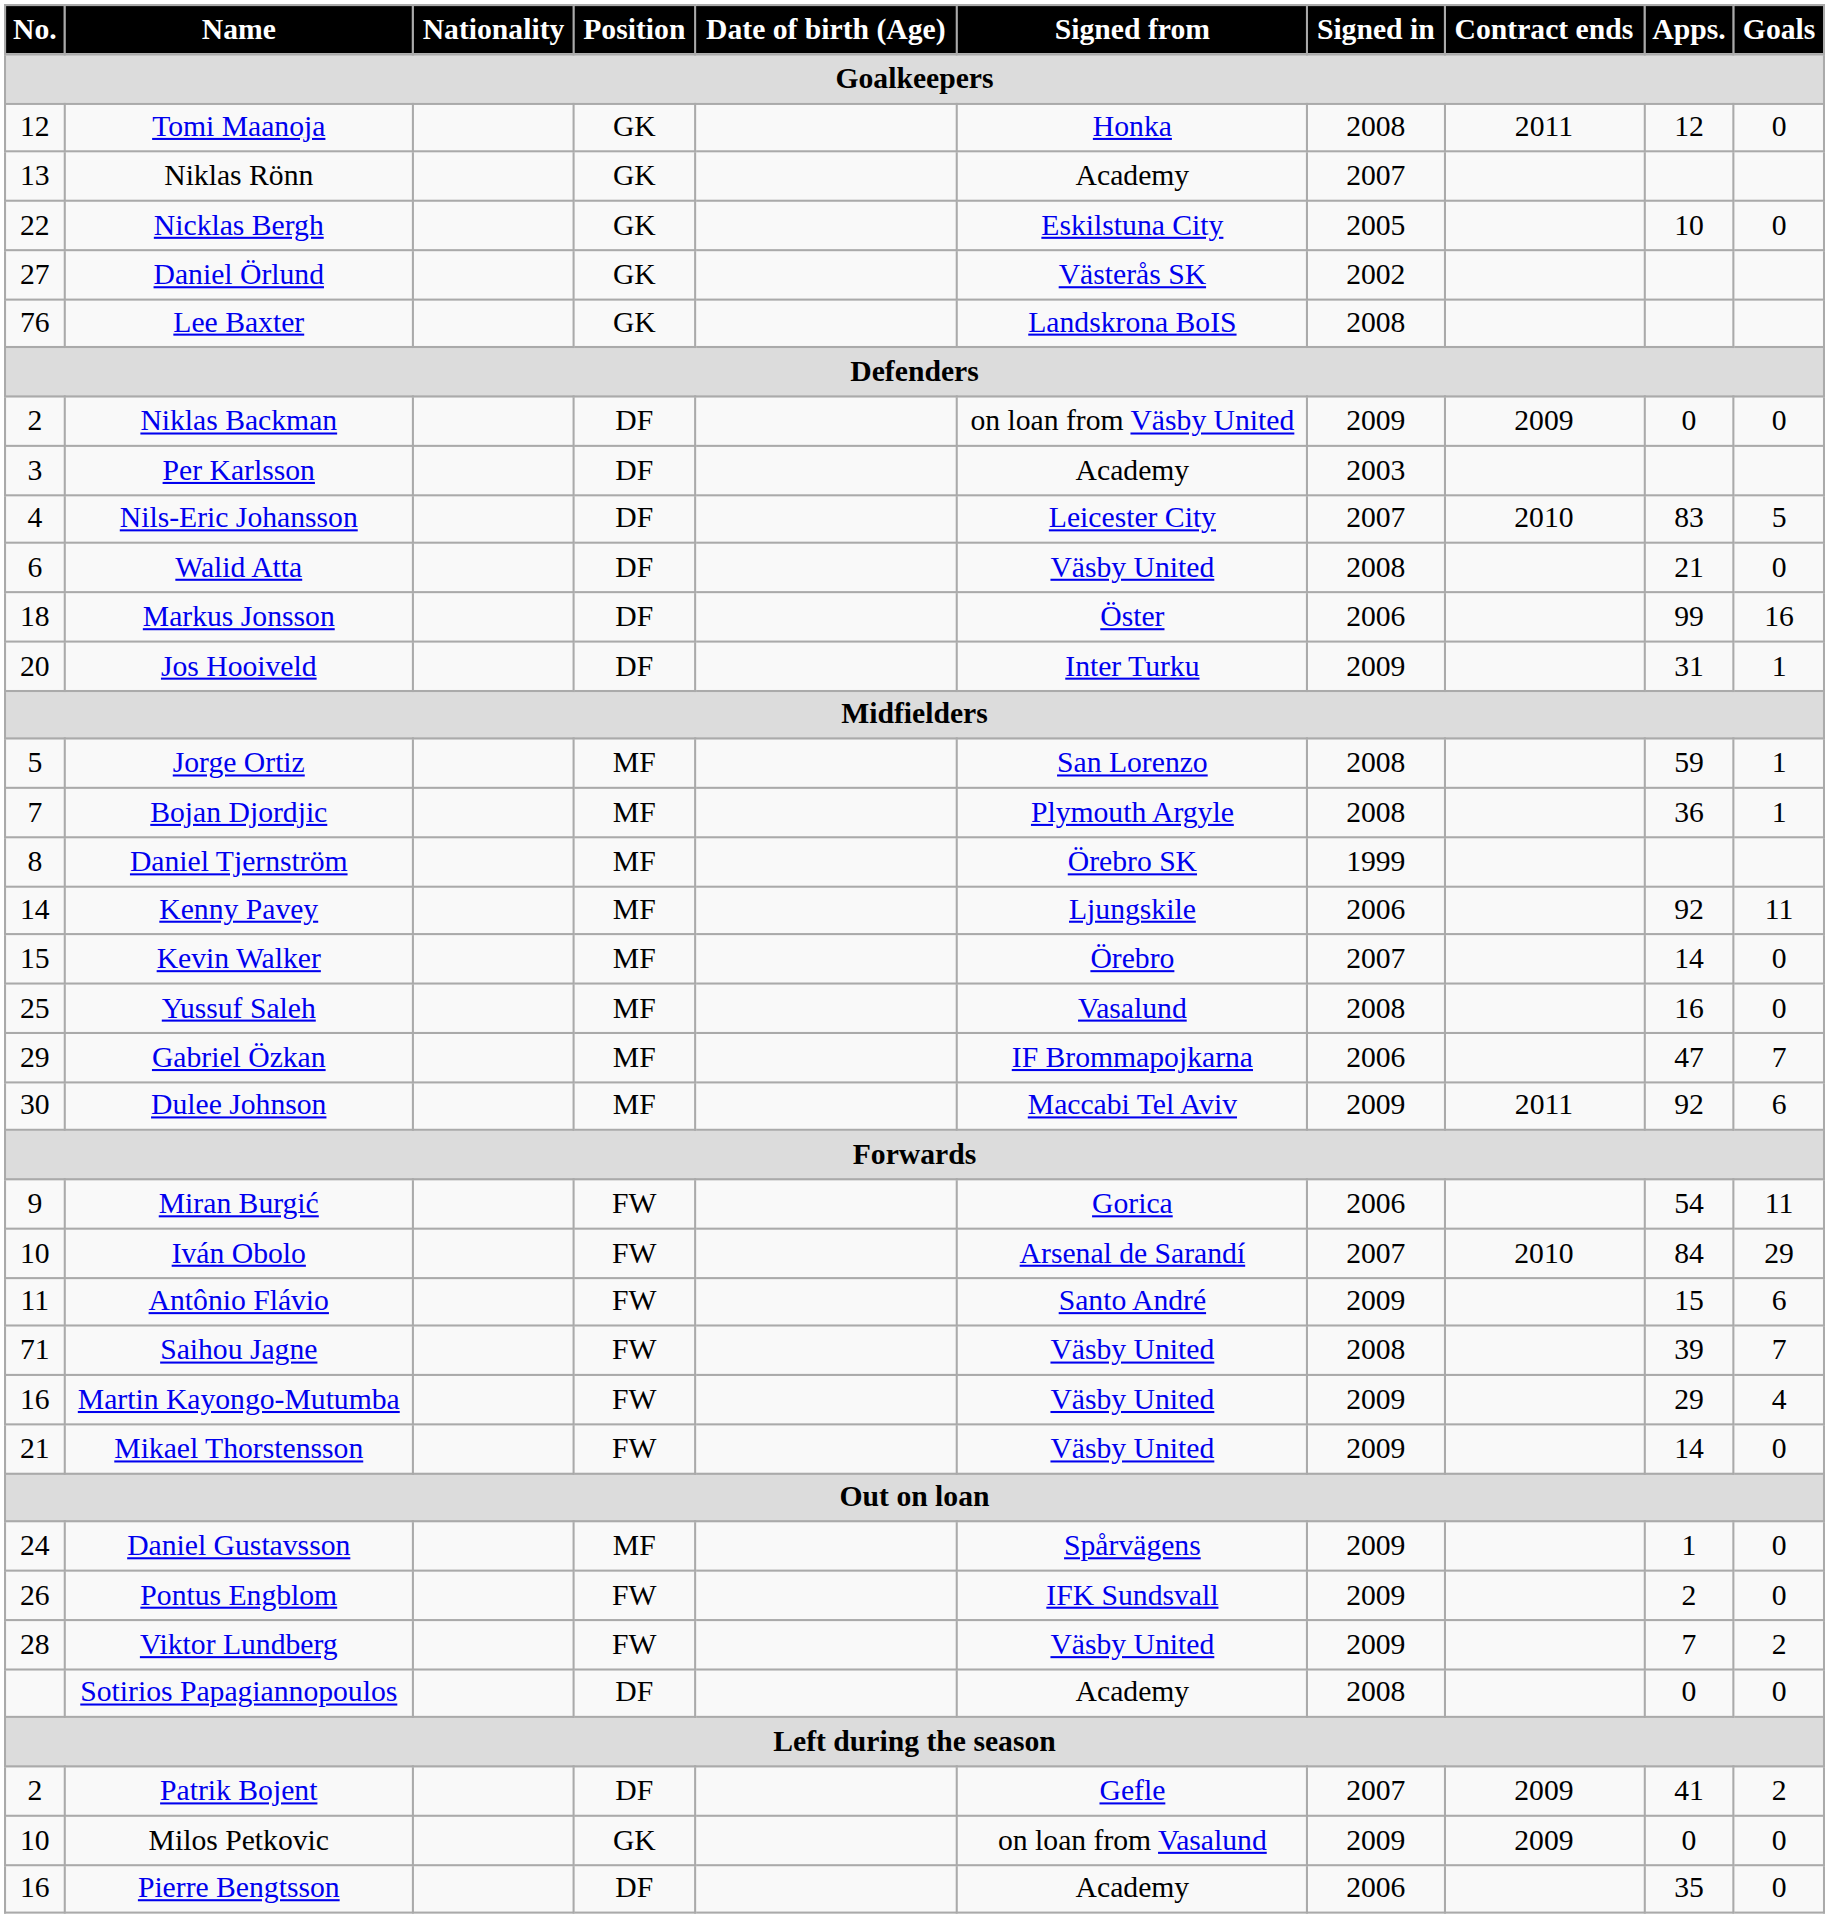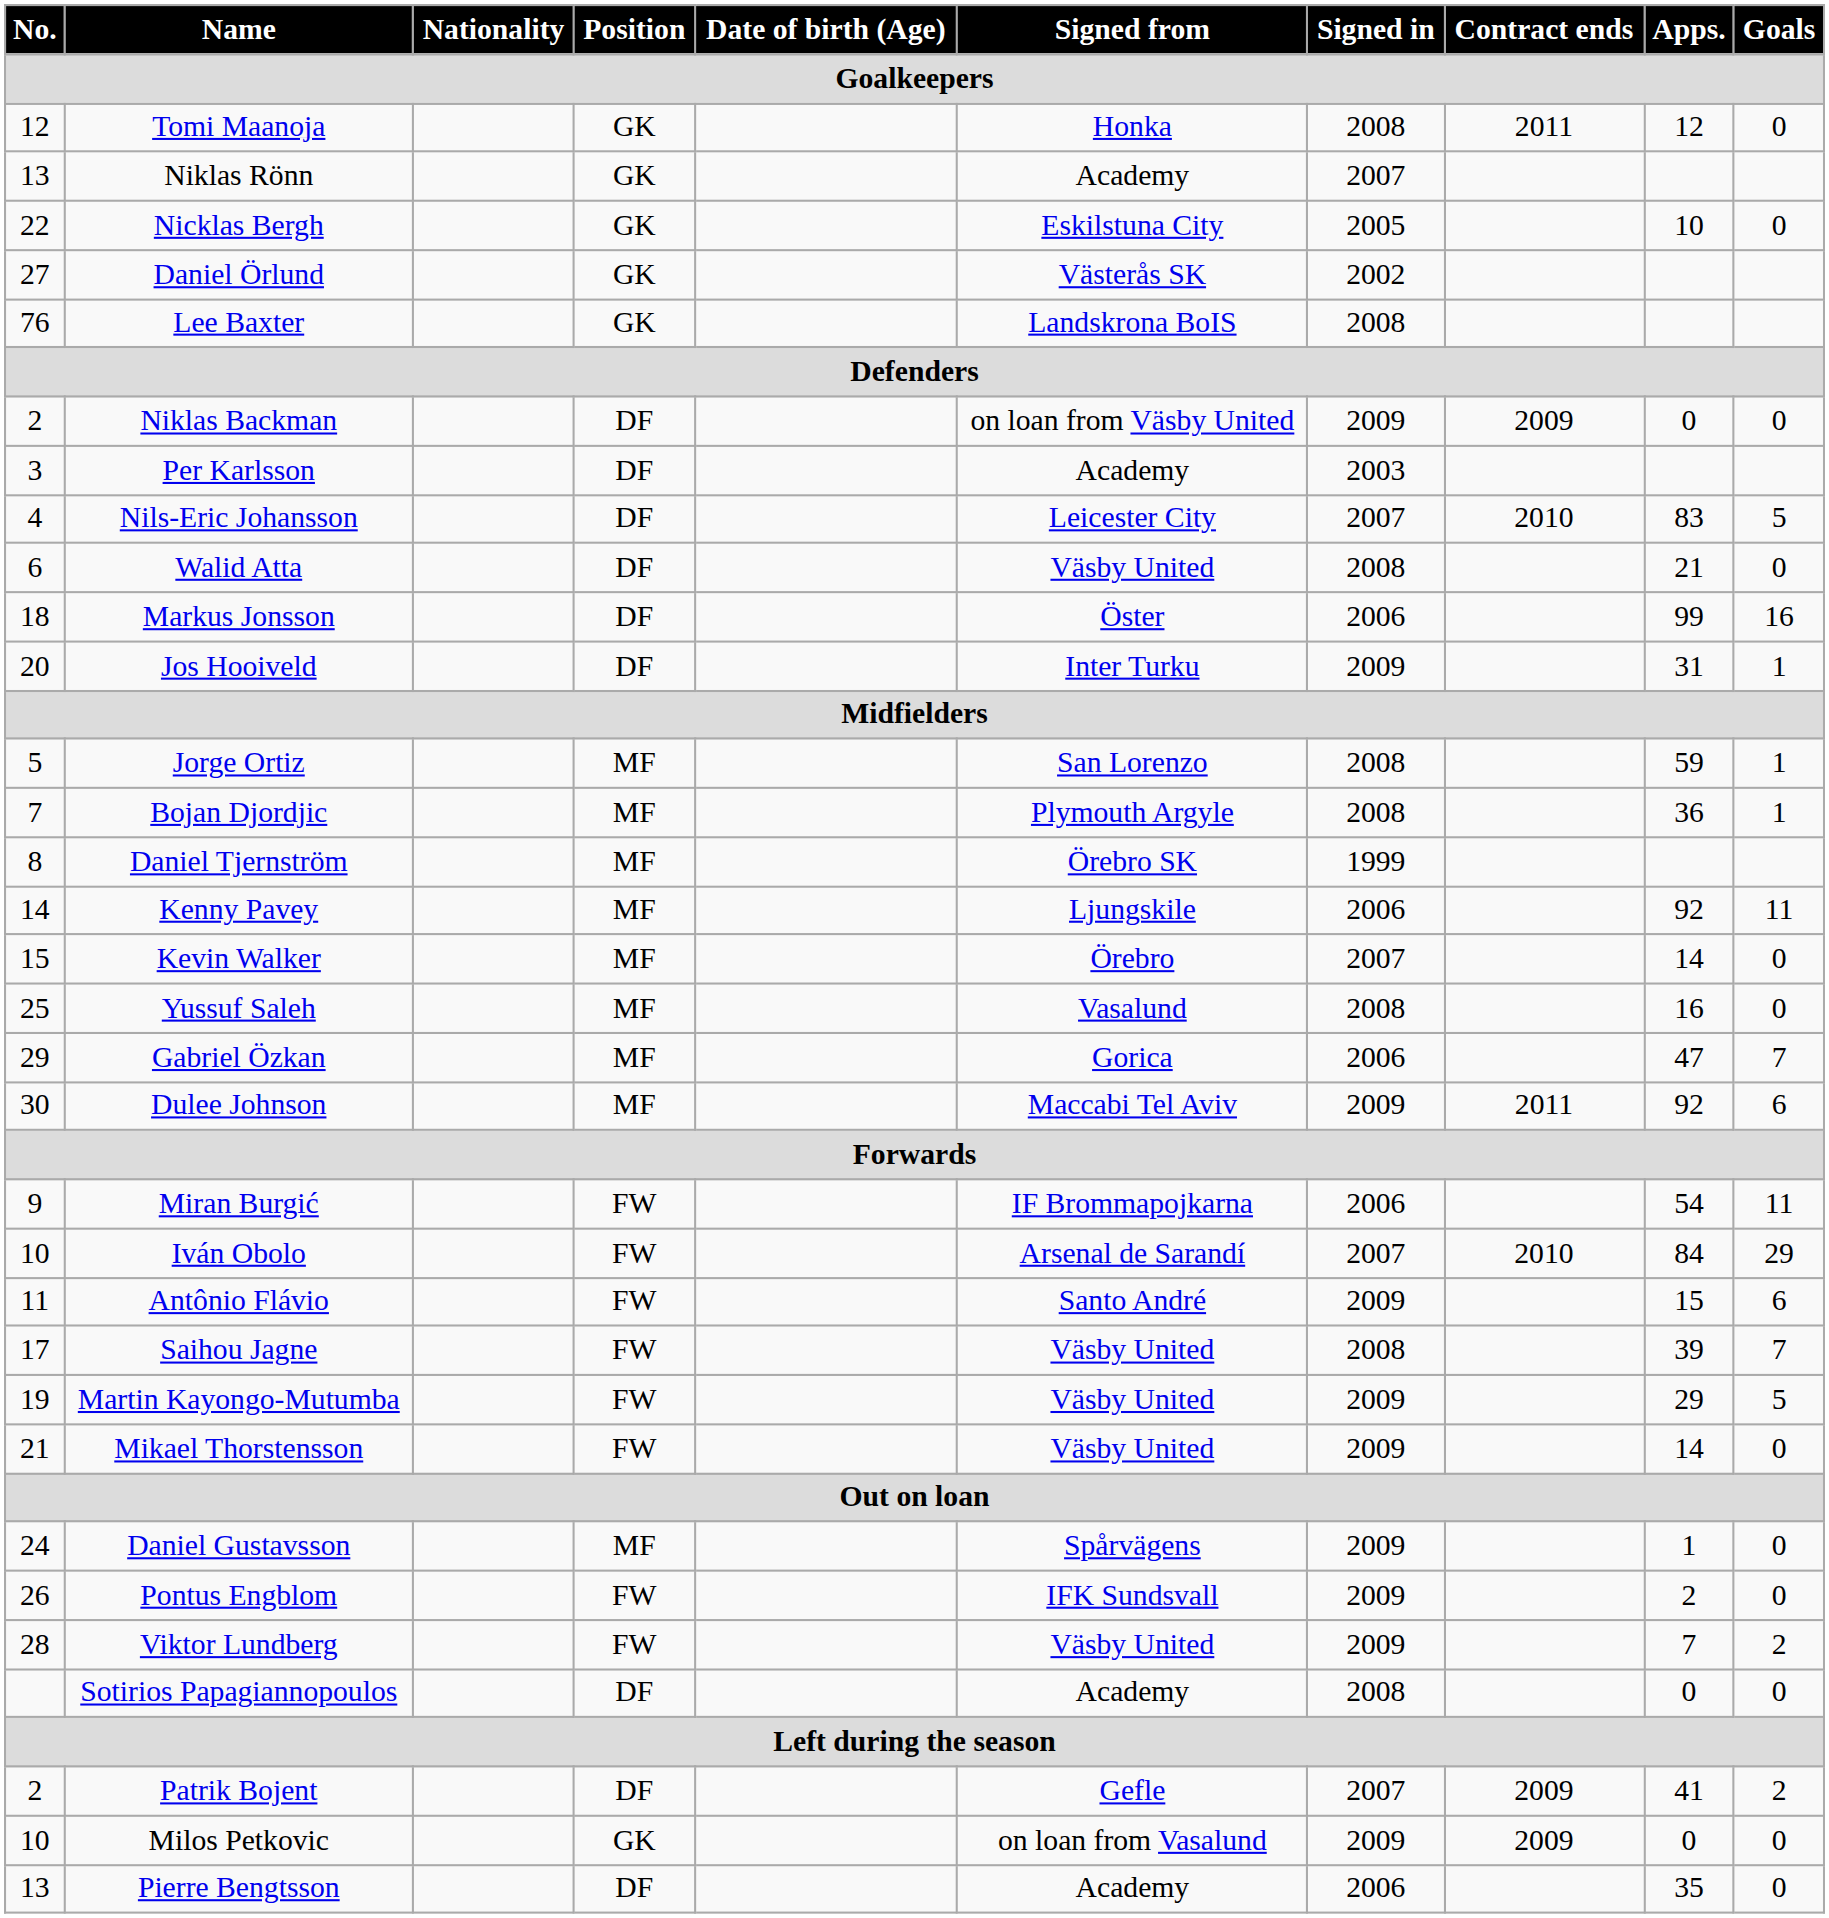(1132, 1056) IF Brommapojkarna -> (1132, 1056) Gorica
(1132, 1203) Gorica -> (1132, 1203) IF Brommapojkarna
(35, 1350) 71 -> (35, 1350) 17
(35, 1399) 16 -> (35, 1399) 19
(1779, 1399) 4 -> (1779, 1399) 5
(35, 1888) 16 -> (35, 1888) 13
